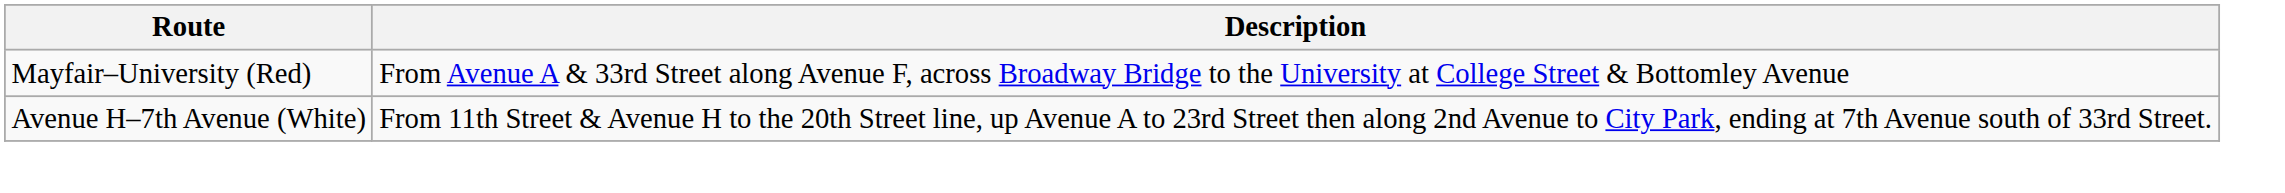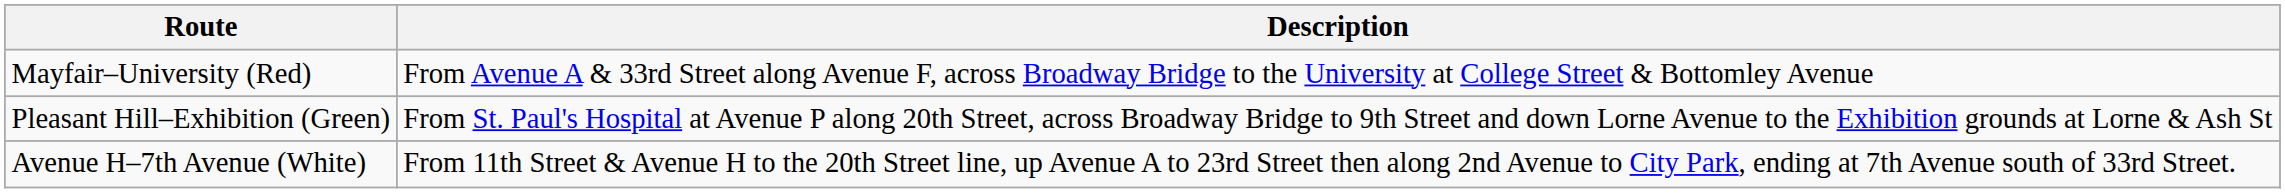+ row: (201, 118)
